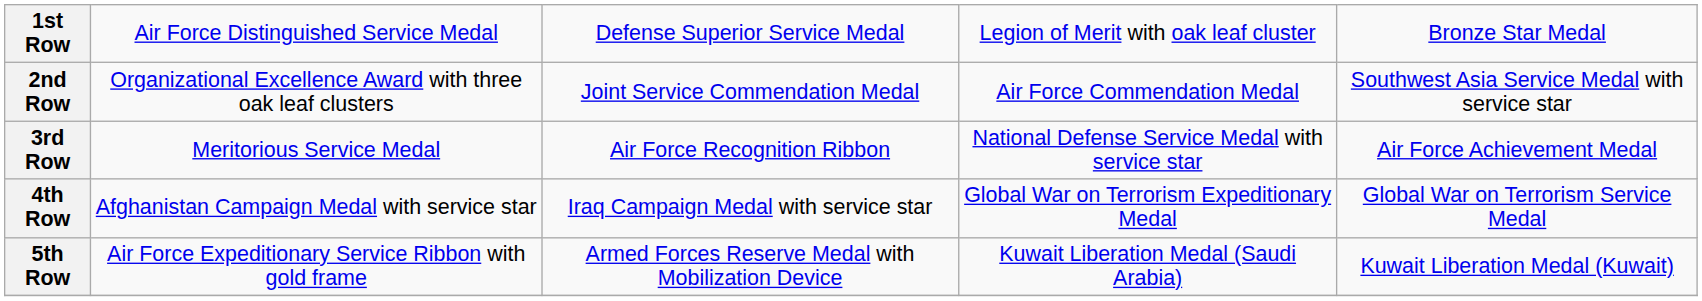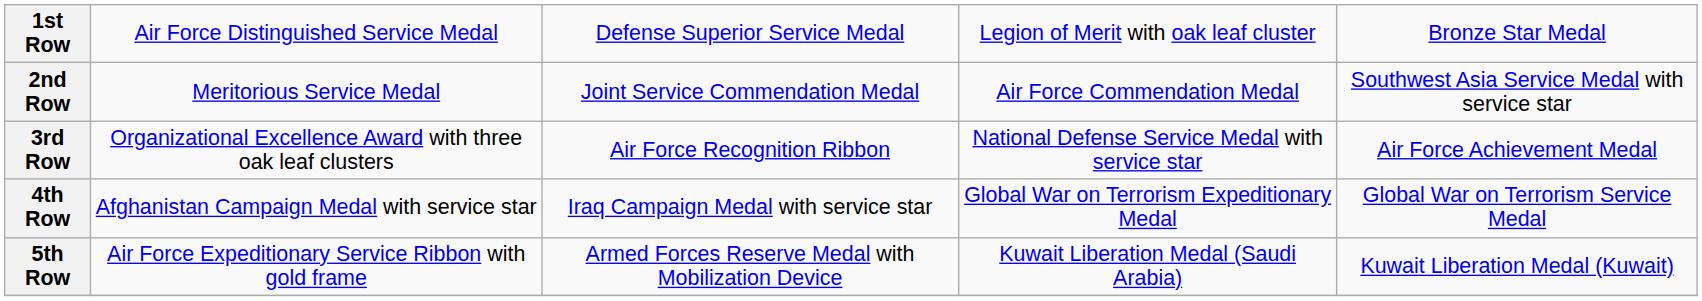(316, 91) Organizational Excellence Award with three oak leaf clusters -> (316, 91) Meritorious Service Medal
(316, 149) Meritorious Service Medal -> (316, 149) Organizational Excellence Award with three oak leaf clusters
